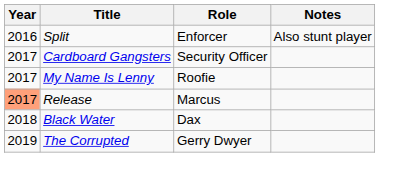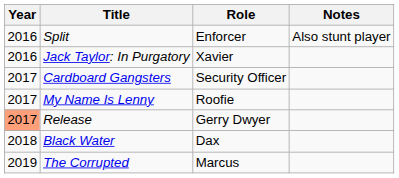+ row: (116, 57)
(199, 99) Marcus -> (233, 120) Gerry Dwyer
(214, 141) Gerry Dwyer -> (217, 162) Marcus
